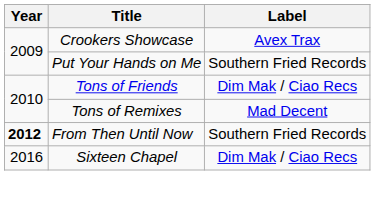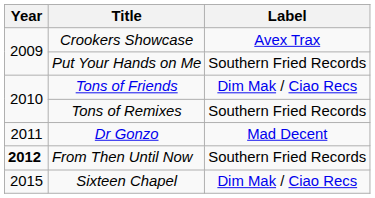(287, 110) Mad Decent -> (287, 110) Southern Fried Records
+ row: (127, 134)
(26, 157) 2016 -> (26, 181) 2015
